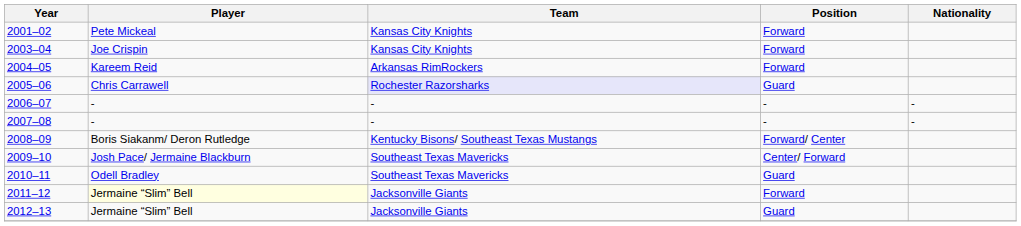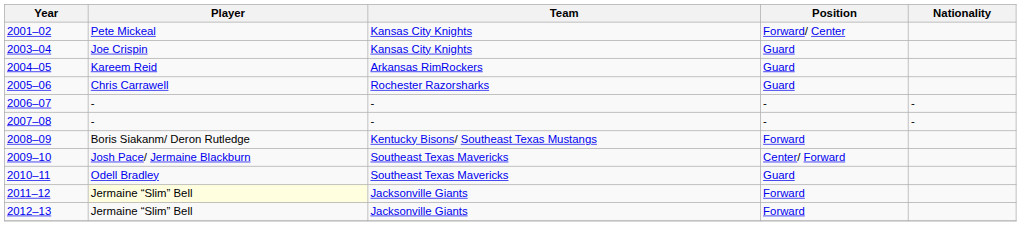(784, 31) Forward -> (804, 31) Forward/ Center
(784, 49) Forward -> (779, 49) Guard
(784, 67) Forward -> (779, 67) Guard
(430, 85) lavender background -> (430, 85) no background
(804, 139) Forward/ Center -> (784, 139) Forward
(779, 211) Guard -> (784, 211) Forward
